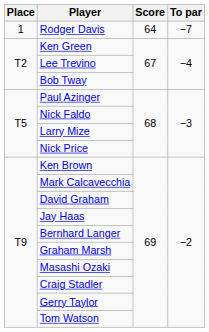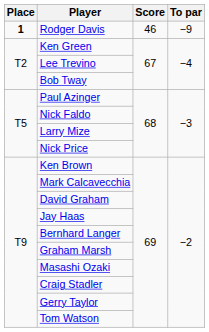(21, 30) normal -> (21, 30) bold
(150, 30) 64 -> (150, 30) 46
(186, 30) −7 -> (186, 30) −9
